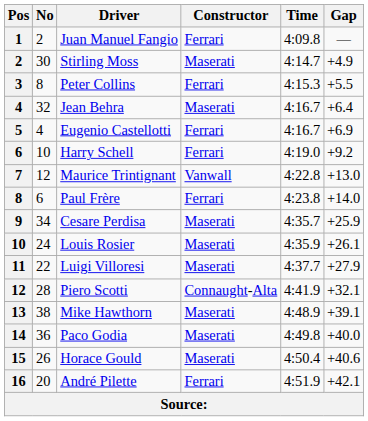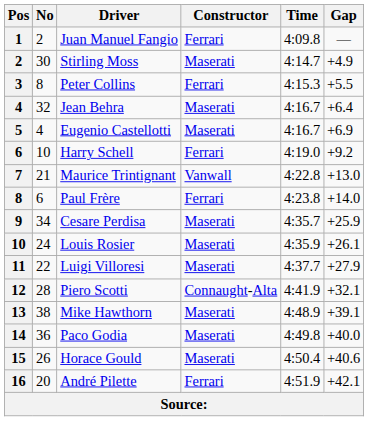(204, 130) Ferrari -> (210, 130) Maserati
(43, 175) 12 -> (43, 175) 21
